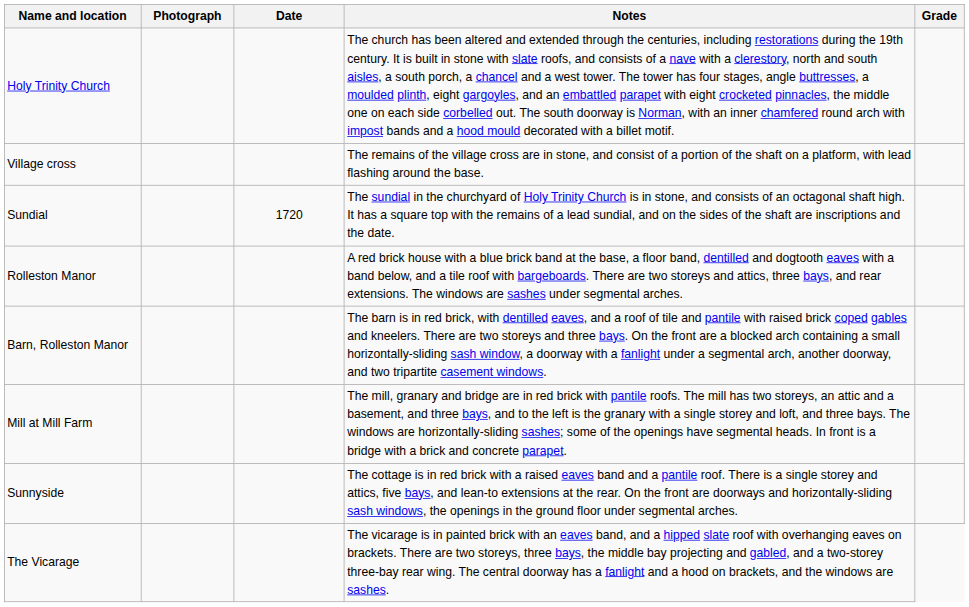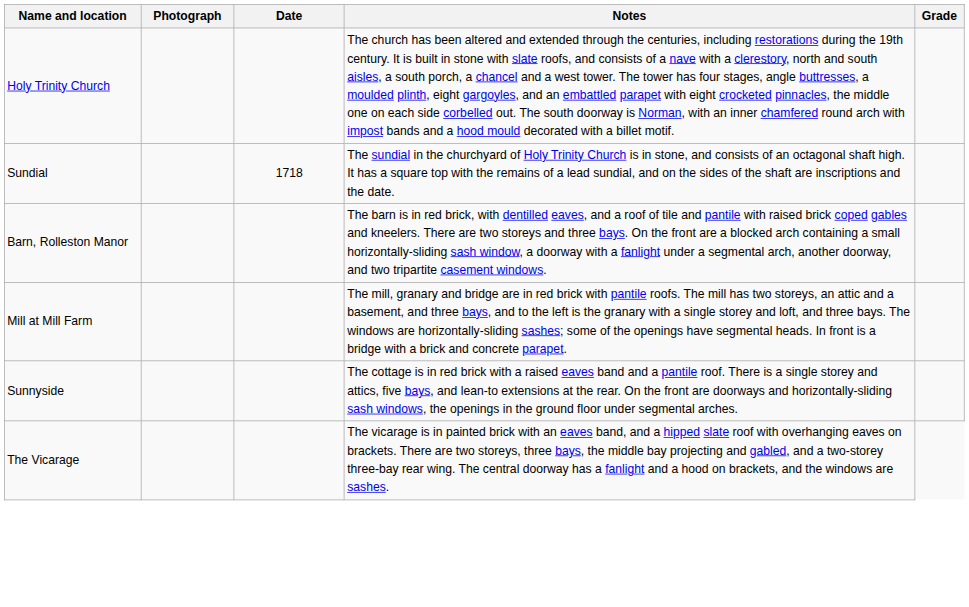- row: (42, 164)
(289, 215) 1720 -> (289, 173) 1718
- row: (51, 275)
